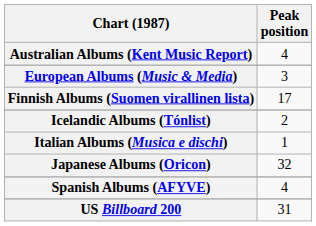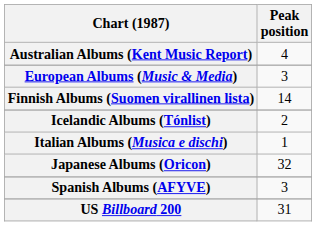(285, 98) 17 -> (285, 98) 14
(285, 187) 4 -> (285, 187) 3
